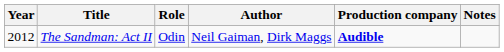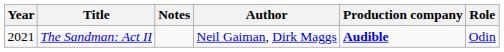columns swapped: (172, 15) <-> (480, 15)
(21, 36) 2012 -> (21, 36) 2021
